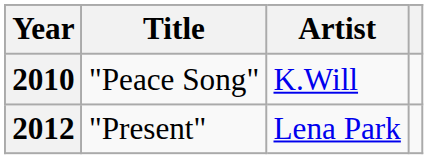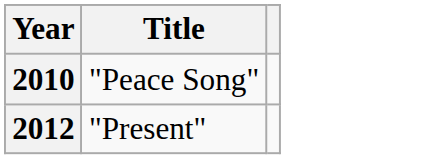- column: (337, 29)
